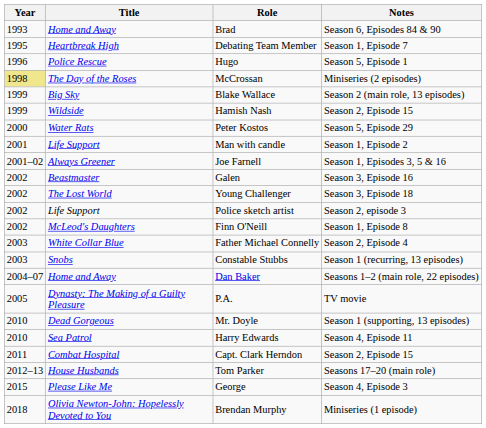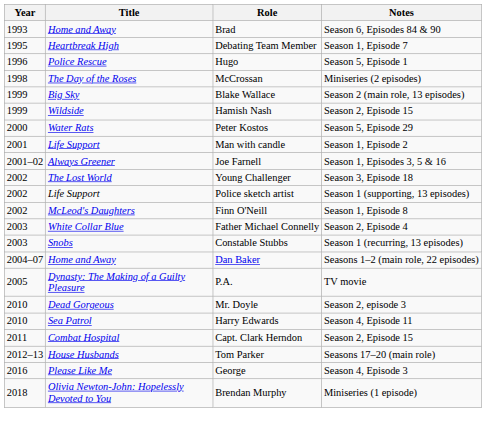(17, 78) khaki background -> (17, 78) no background
- row: (228, 177)
(365, 210) Season 2, episode 3 -> (397, 194) Season 1 (supporting, 13 episodes)
(397, 321) Season 1 (supporting, 13 episodes) -> (365, 304) Season 2, episode 3
(17, 387) 2015 -> (17, 370) 2016
